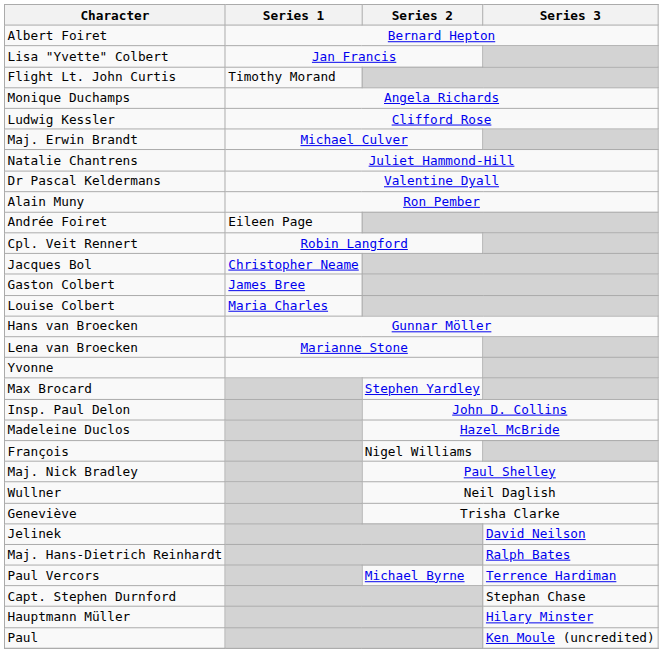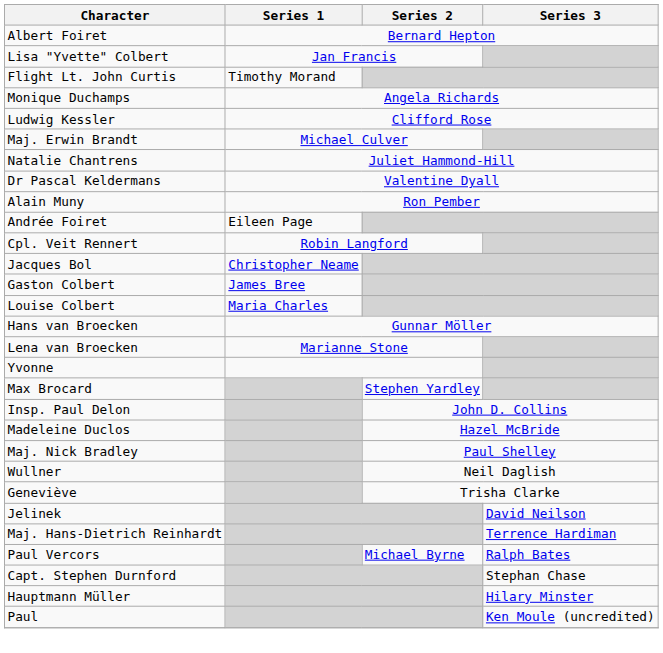- row: (38, 451)
(528, 555) Ralph Bates -> (551, 534) Terrence Hardiman
(551, 575) Terrence Hardiman -> (528, 555) Ralph Bates
